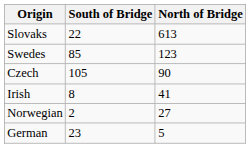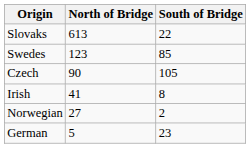columns swapped: (200, 14) <-> (110, 14)
